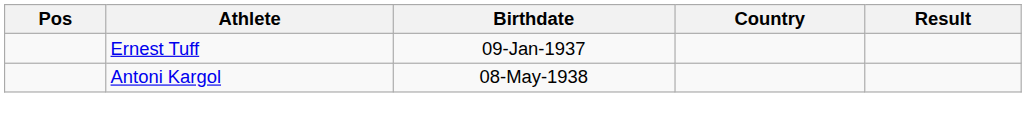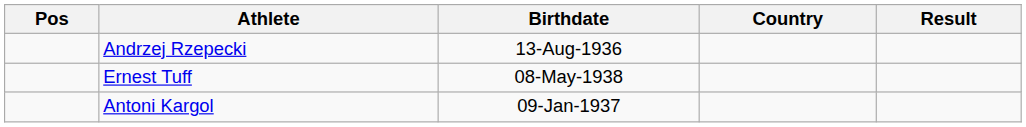+ row: (175, 48)
(534, 48) 09-Jan-1937 -> (569, 77) 08-May-1938
(534, 77) 08-May-1938 -> (569, 106) 09-Jan-1937
